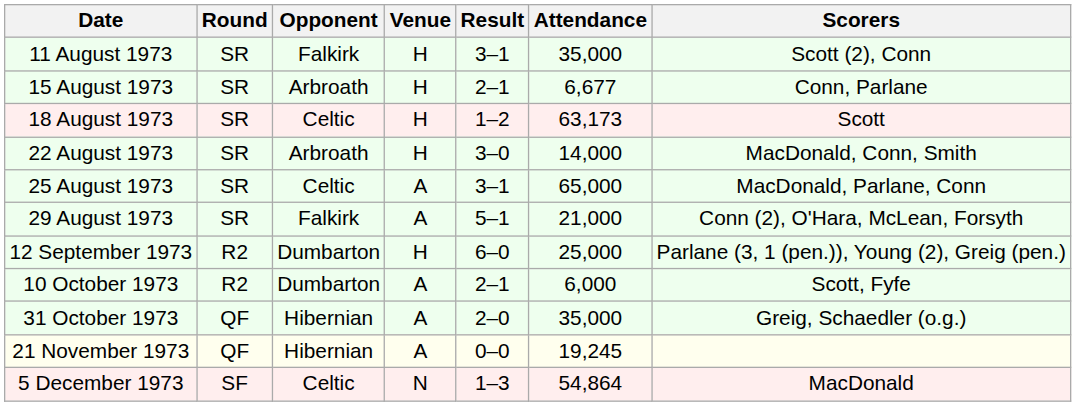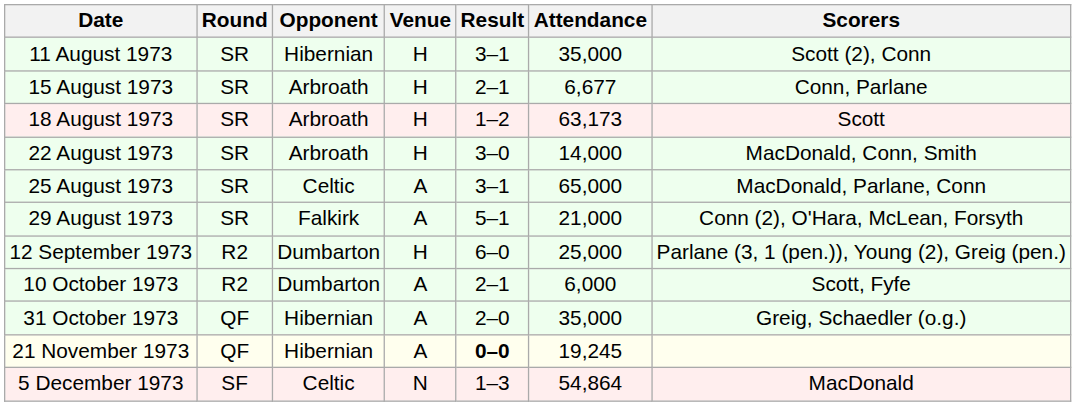(329, 53) Falkirk -> (329, 53) Hibernian
(329, 119) Celtic -> (329, 119) Arbroath
(492, 350) normal -> (492, 350) bold
